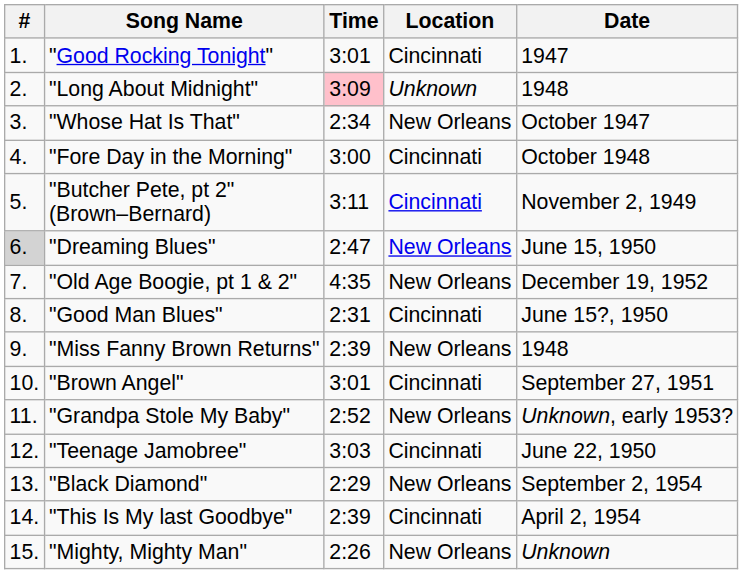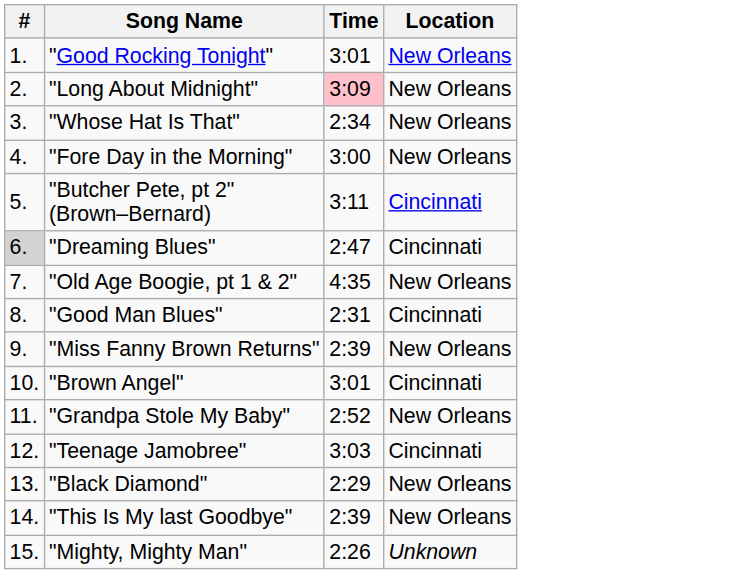- column: (627, 21)
(435, 55) Cincinnati -> (450, 55) New Orleans
(433, 88) Unknown -> (450, 88) New Orleans
(435, 156) Cincinnati -> (450, 156) New Orleans
(450, 247) New Orleans -> (435, 247) Cincinnati
(435, 517) Cincinnati -> (450, 517) New Orleans
(450, 551) New Orleans -> (433, 551) Unknown
